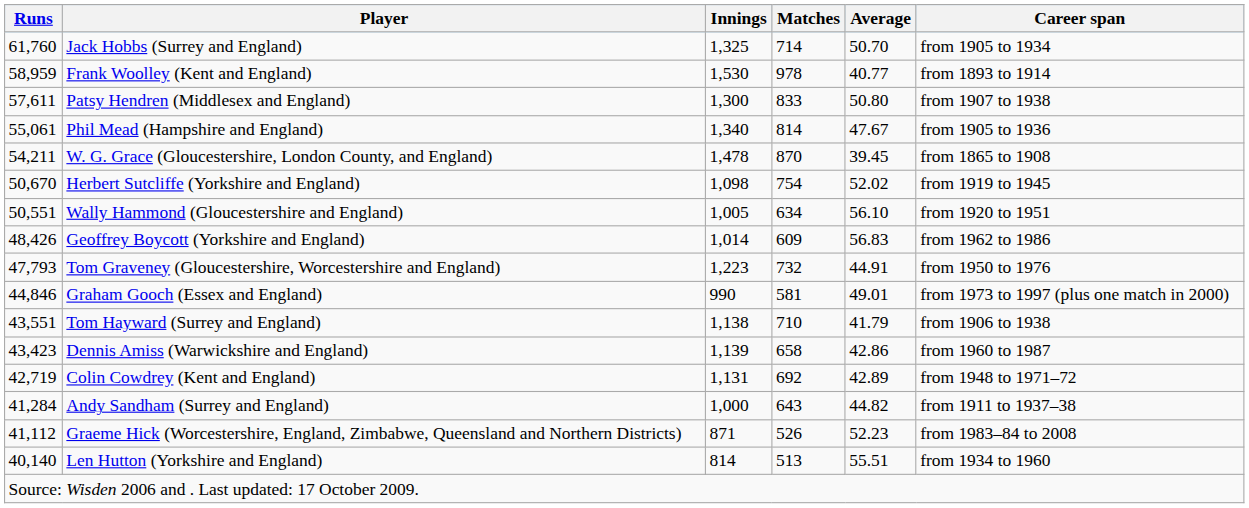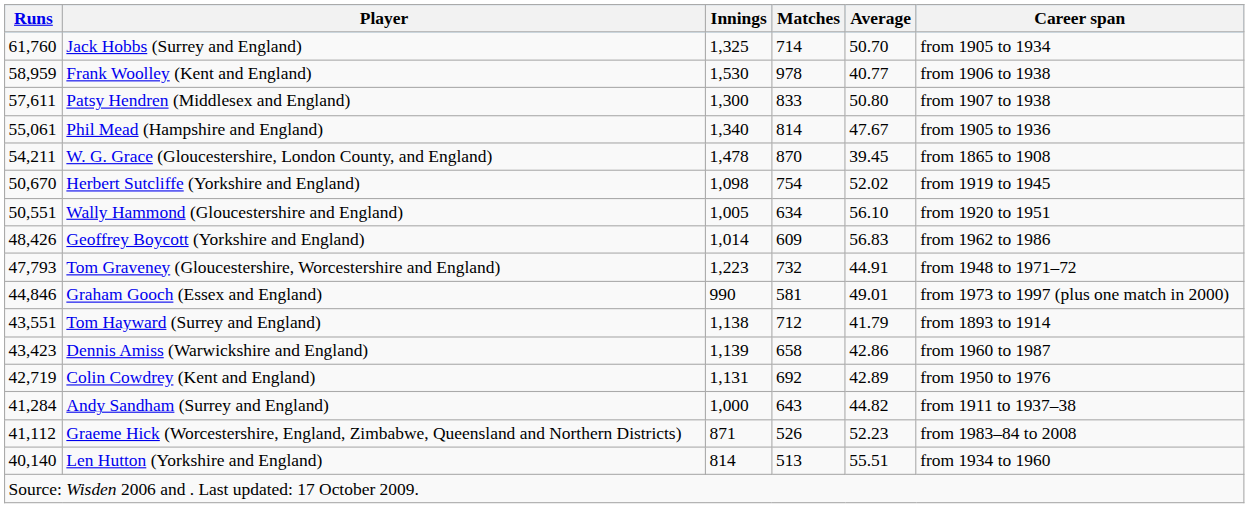(985, 73) from 1893 to 1914 -> (985, 73) from 1906 to 1938
(985, 267) from 1950 to 1976 -> (998, 267) from 1948 to 1971–72
(789, 322) 710 -> (789, 322) 712
(985, 322) from 1906 to 1938 -> (985, 322) from 1893 to 1914
(998, 377) from 1948 to 1971–72 -> (985, 377) from 1950 to 1976
